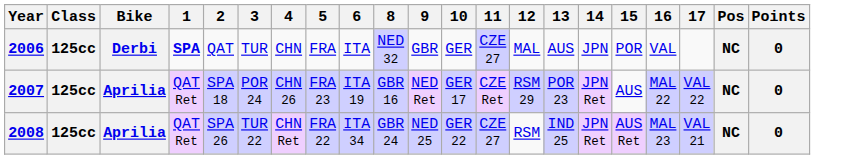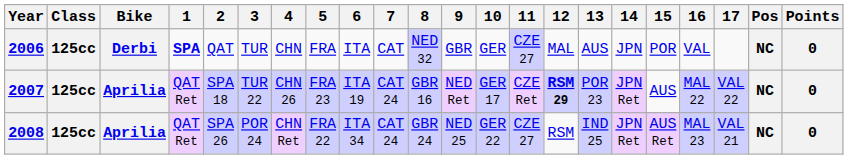+ column: (391, 17)
(255, 91) POR 24 -> (255, 91) TUR 22
(527, 91) normal -> (561, 91) bold
(255, 132) TUR 22 -> (255, 132) POR 24
